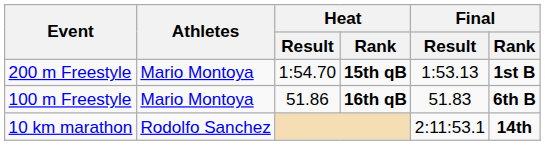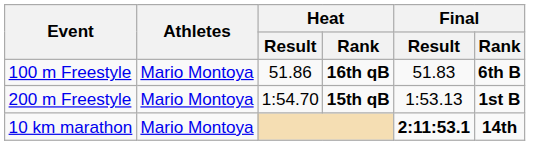rows swapped: (70, 100) <-> (70, 73)
(206, 127) Rodolfo Sanchez -> (197, 127) Mario Montoya
(450, 127) normal -> (434, 127) bold
